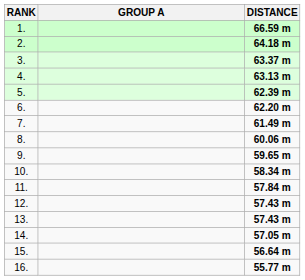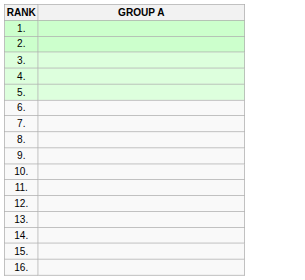- column: (272, 13)
